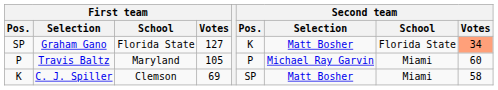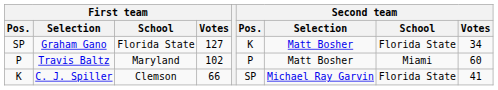(476, 45) lightsalmon background -> (476, 45) no background
(214, 61) 105 -> (214, 61) 102
(320, 61) Michael Ray Garvin -> (320, 61) Matt Bosher
(214, 77) 69 -> (214, 77) 66
(320, 77) Matt Bosher -> (320, 77) Michael Ray Garvin
(417, 77) Miami -> (417, 77) Florida State
(476, 77) 58 -> (476, 77) 41
